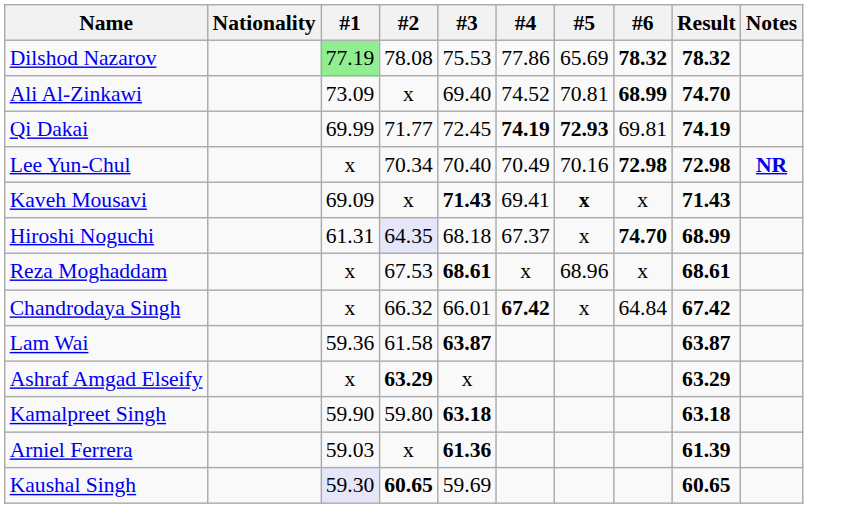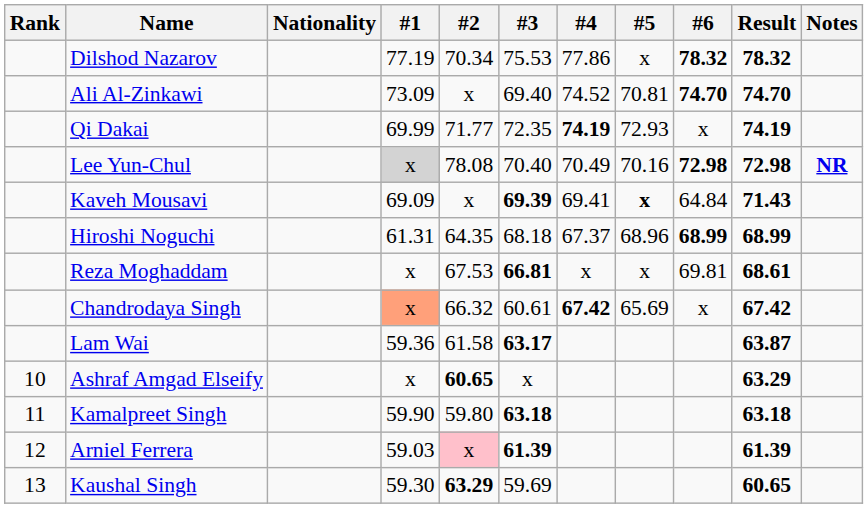+ column: (35, 22)
(350, 58) lightgreen background -> (410, 58) no background
(409, 58) 78.08 -> (469, 58) 70.34
(584, 58) 65.69 -> (645, 58) x
(643, 93) 68.99 -> (703, 93) 74.70
(467, 129) 72.45 -> (527, 129) 72.35
(584, 129) bold -> (645, 129) normal
(643, 129) 69.81 -> (703, 129) x
(350, 164) no background -> (410, 164) lightgrey background
(409, 164) 70.34 -> (469, 164) 78.08
(467, 200) 71.43 -> (527, 200) 69.39
(643, 200) x -> (703, 200) 64.84
(409, 236) lavender background -> (469, 236) no background
(584, 236) x -> (645, 236) 68.96
(643, 236) 74.70 -> (703, 236) 68.99
(467, 271) 68.61 -> (527, 271) 66.81
(584, 271) 68.96 -> (645, 271) x
(643, 271) x -> (703, 271) 69.81
(350, 307) no background -> (410, 307) lightsalmon background
(467, 307) 66.01 -> (527, 307) 60.61
(584, 307) x -> (645, 307) 65.69
(643, 307) 64.84 -> (703, 307) x
(467, 342) 63.87 -> (527, 342) 63.17
(409, 378) 63.29 -> (469, 378) 60.65
(409, 449) no background -> (469, 449) pink background
(467, 449) 61.36 -> (527, 449) 61.39
(350, 485) lavender background -> (410, 485) no background
(409, 485) 60.65 -> (469, 485) 63.29
